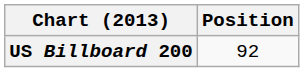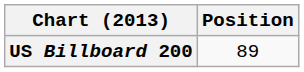(248, 51) 92 -> (248, 51) 89
